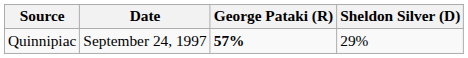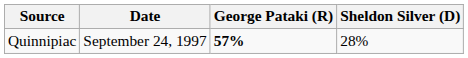(354, 41) 29% -> (354, 41) 28%
